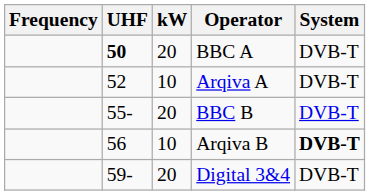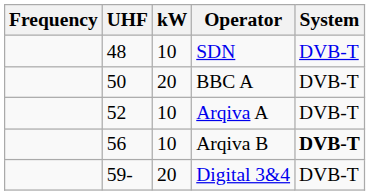+ row: (216, 50)
(116, 50) bold -> (116, 81) normal
- row: (225, 112)
